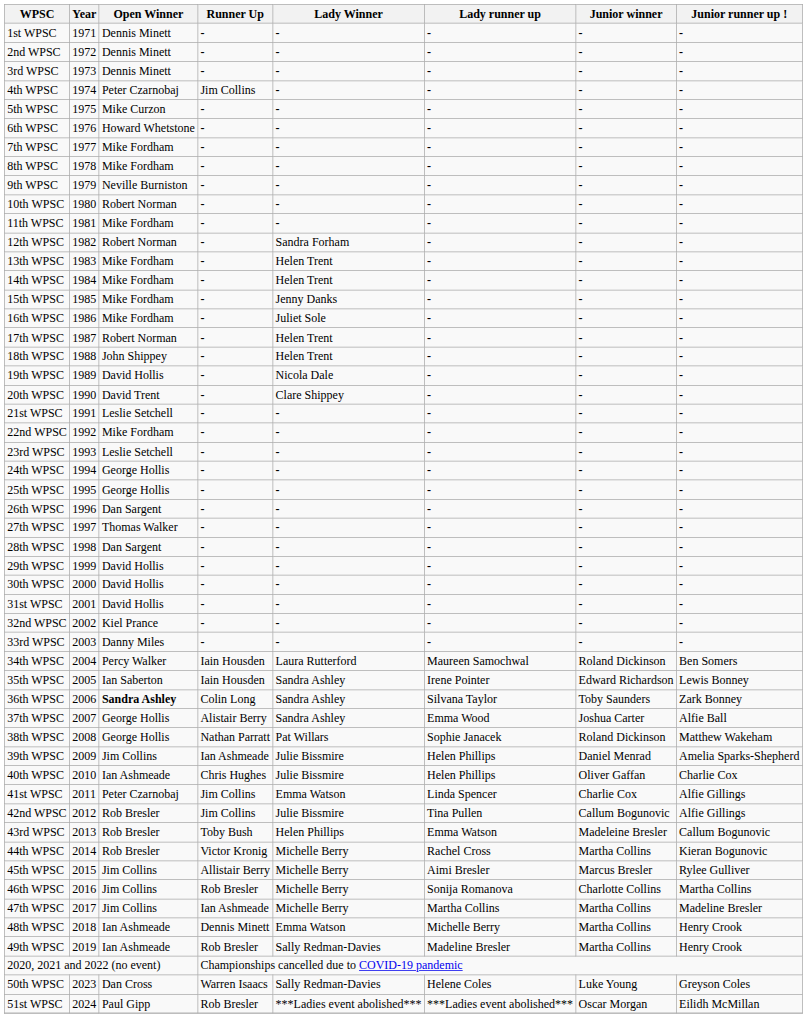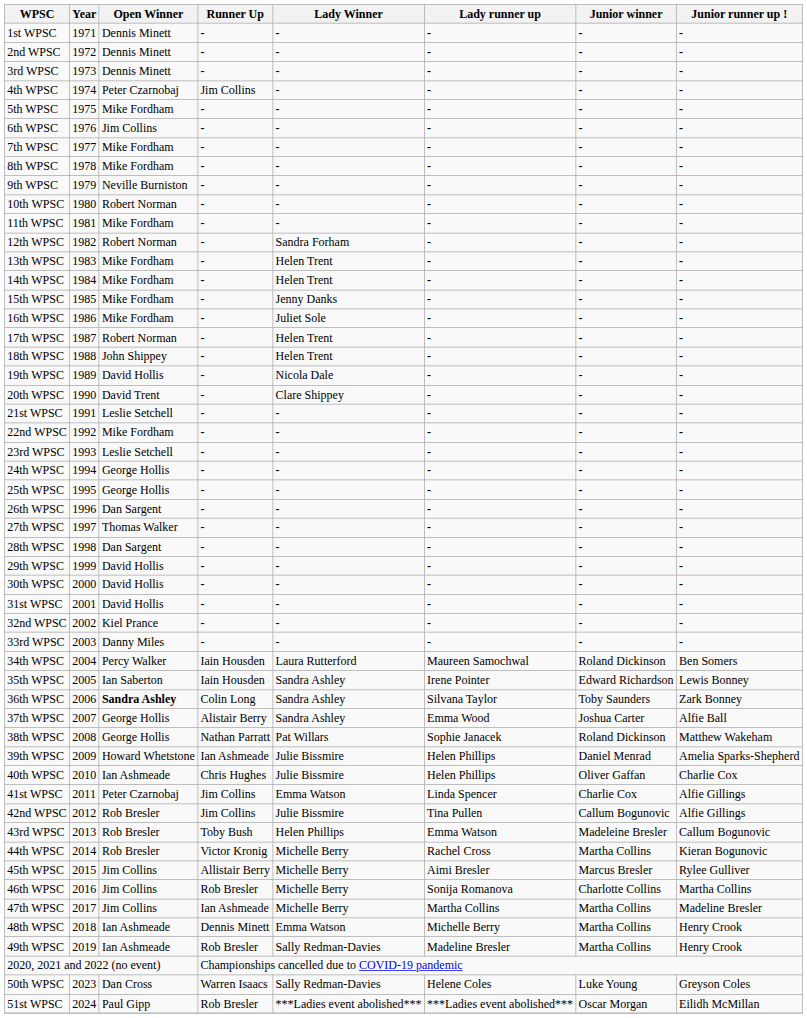(134, 109) Mike Curzon -> (138, 109) Mike Fordham
(148, 128) Howard Whetstone -> (129, 128) Jim Collins
(129, 756) Jim Collins -> (148, 756) Howard Whetstone
